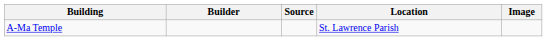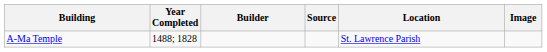+ column: (175, 17)
